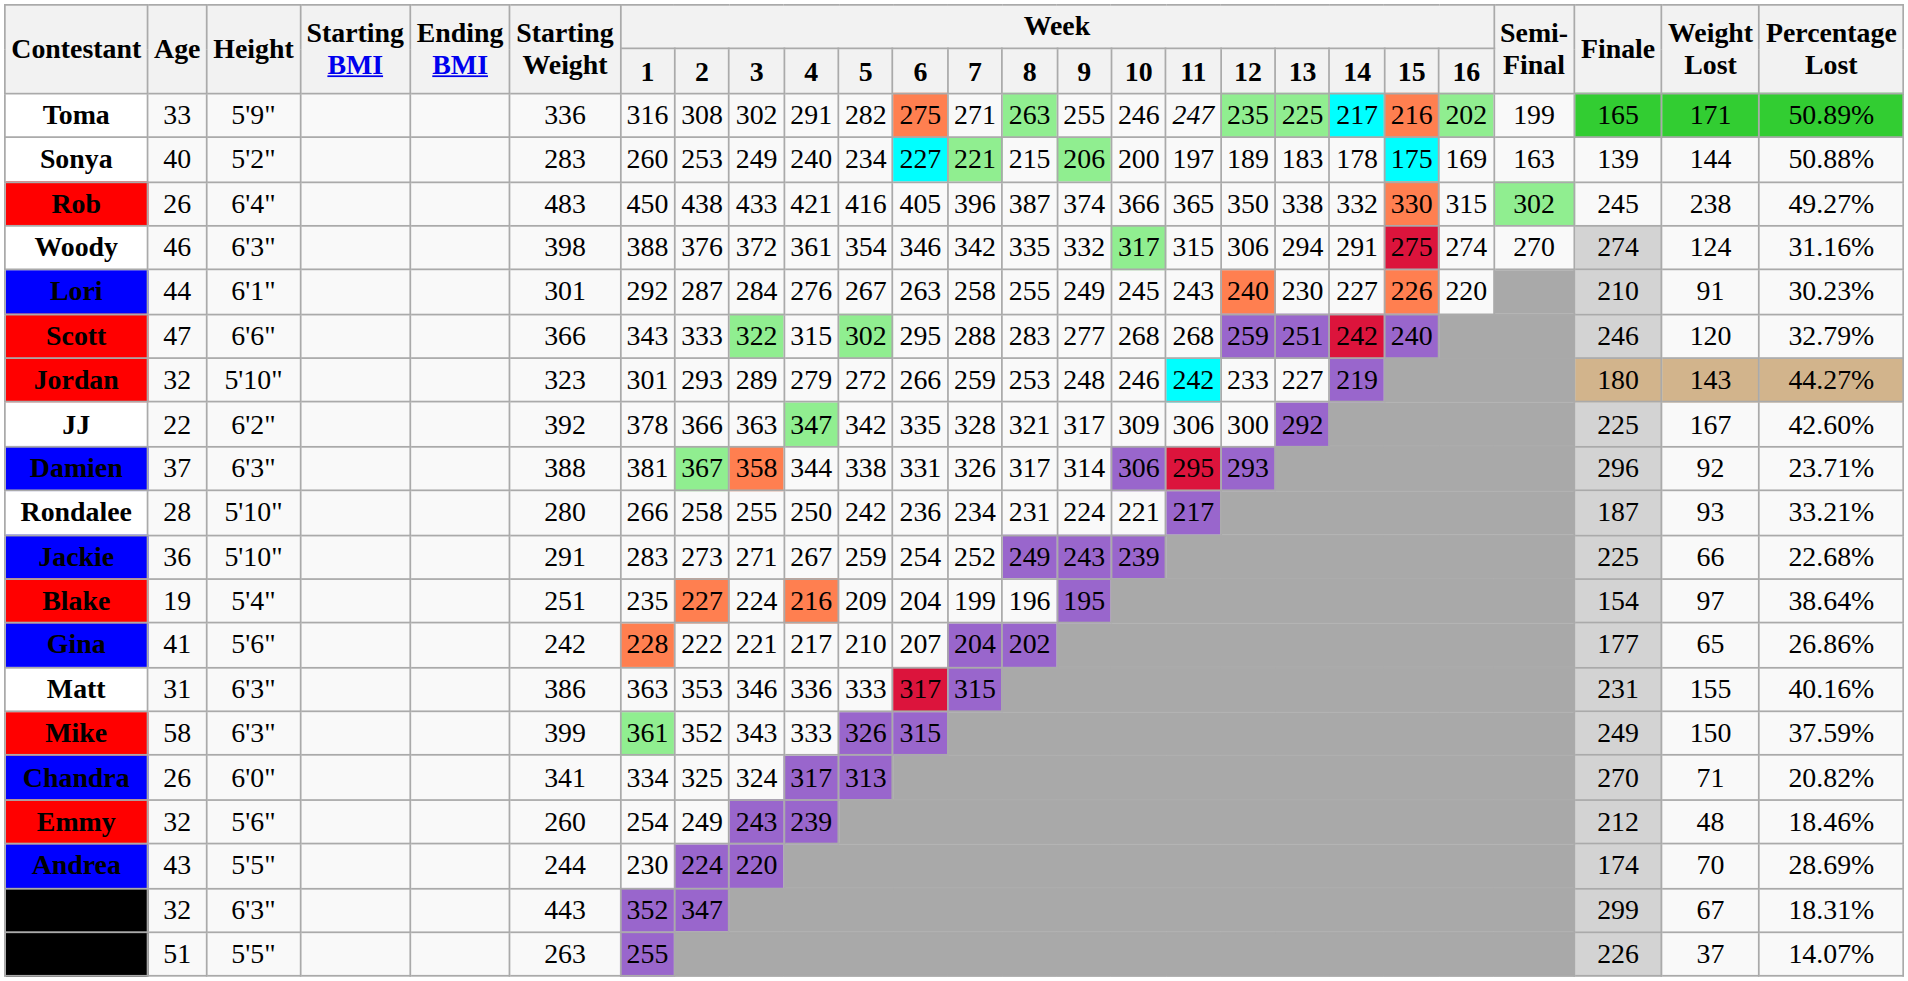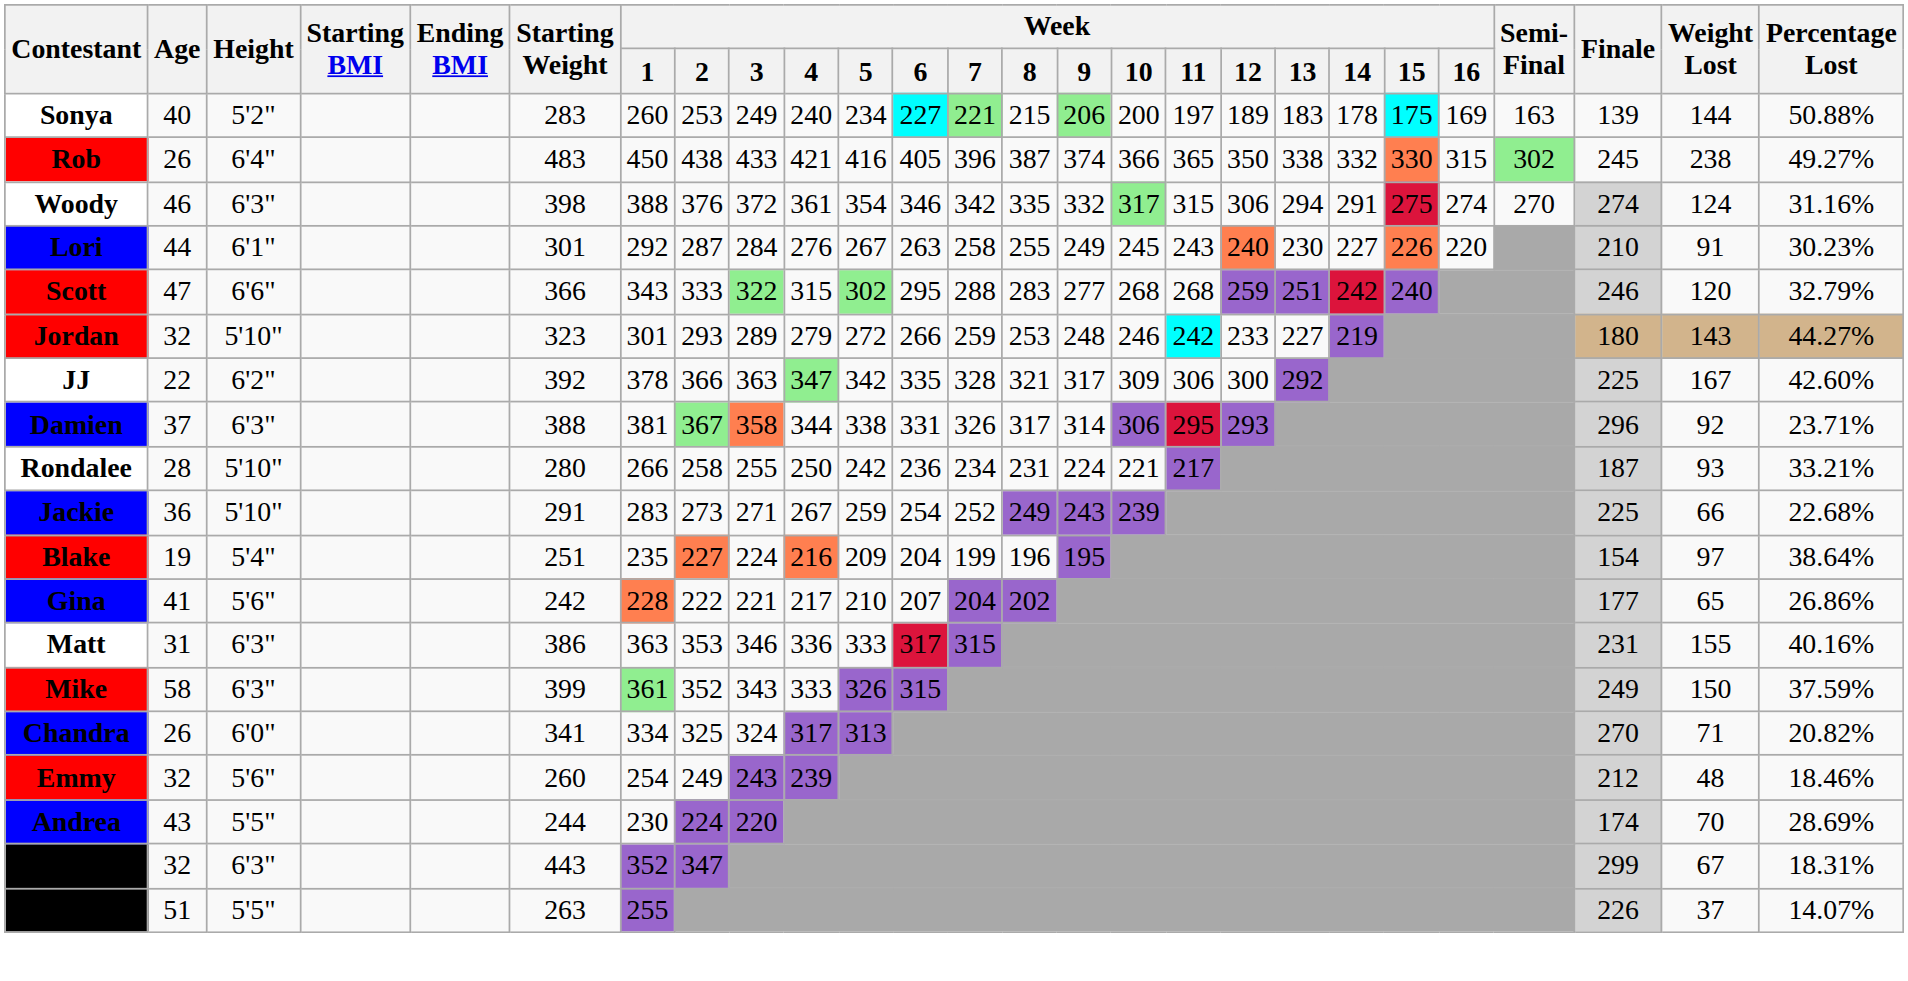- row: (76, 114)
